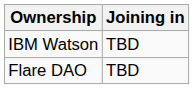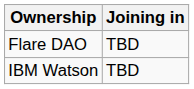rows swapped: (48, 70) <-> (53, 44)
